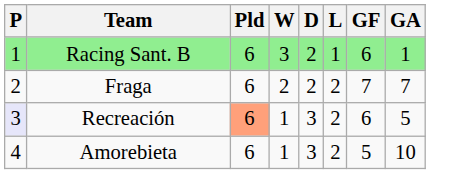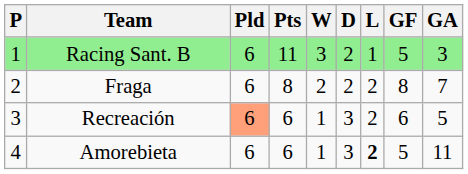+ column: (288, 20)
(366, 53) 6 -> (403, 53) 5
(405, 53) 1 -> (442, 53) 3
(366, 86) 7 -> (403, 86) 8
(16, 119) lavender background -> (16, 119) no background
(335, 151) normal -> (372, 151) bold
(405, 151) 10 -> (442, 151) 11
